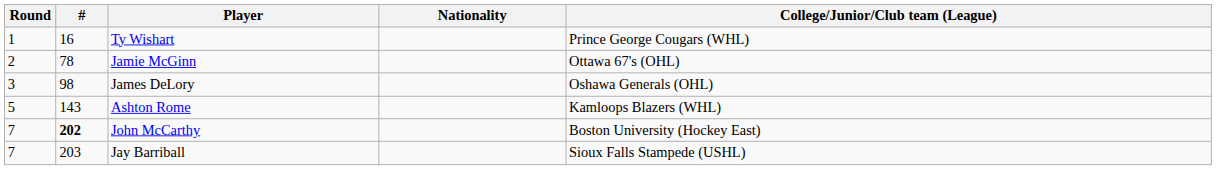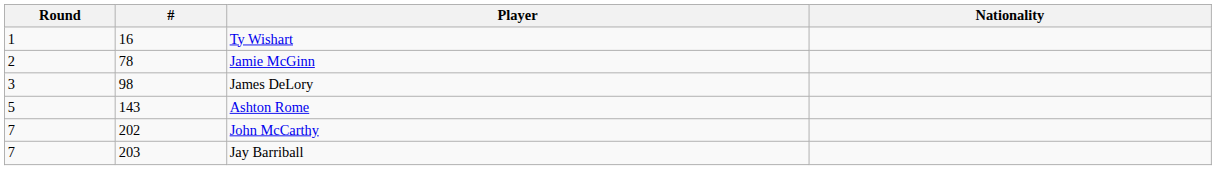- column: (888, 15)
(70, 130) bold -> (130, 130) normal
